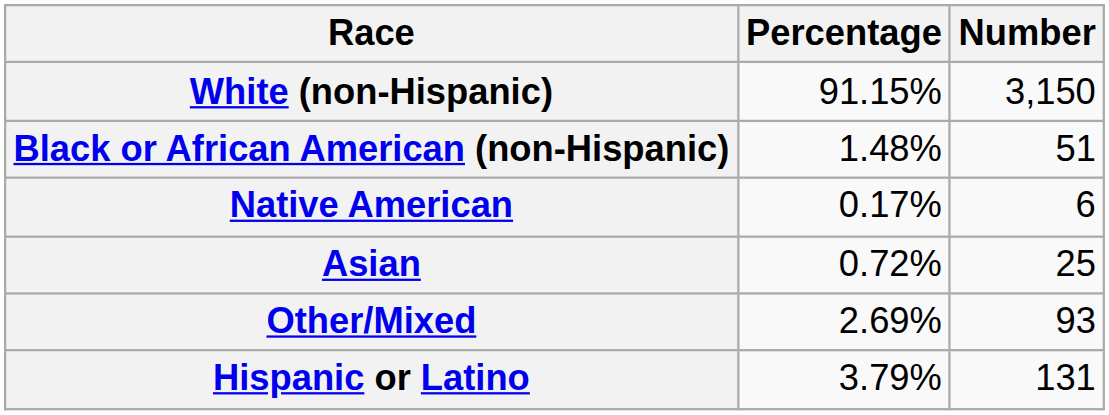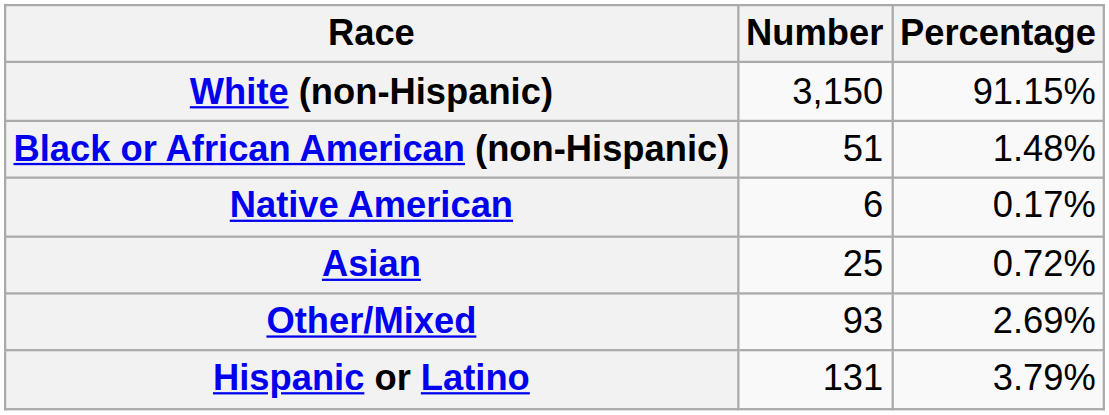columns swapped: (1027, 33) <-> (844, 33)
